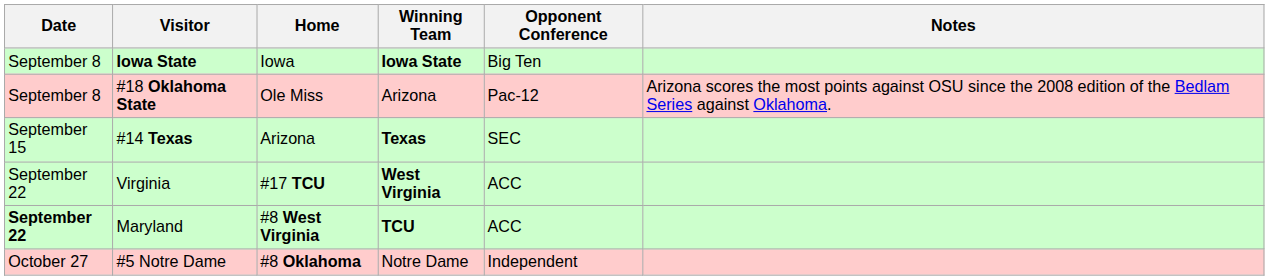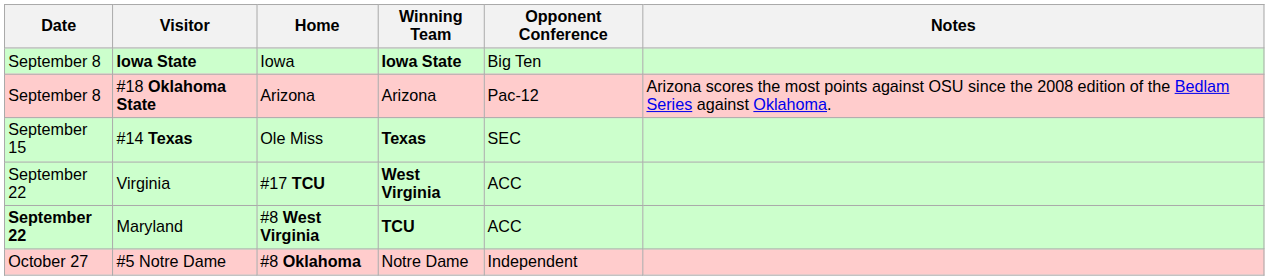(292, 95) Ole Miss -> (288, 95) Arizona
(288, 139) Arizona -> (292, 139) Ole Miss
